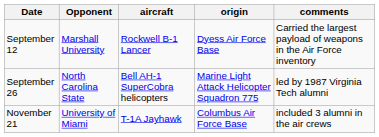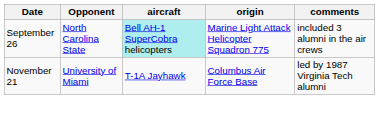- row: (30, 44)
(147, 87) no background -> (151, 38) paleturquoise background
(319, 87) led by 1987 Virginia Tech alumni -> (332, 38) included 3 alumni in the air crews
(319, 119) included 3 alumni in the air crews -> (325, 76) led by 1987 Virginia Tech alumni
